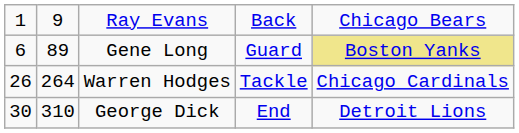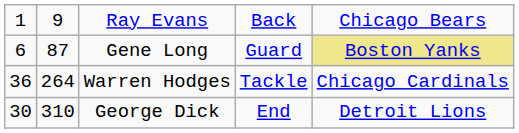(58, 51) 89 -> (58, 51) 87
(21, 82) 26 -> (21, 82) 36
